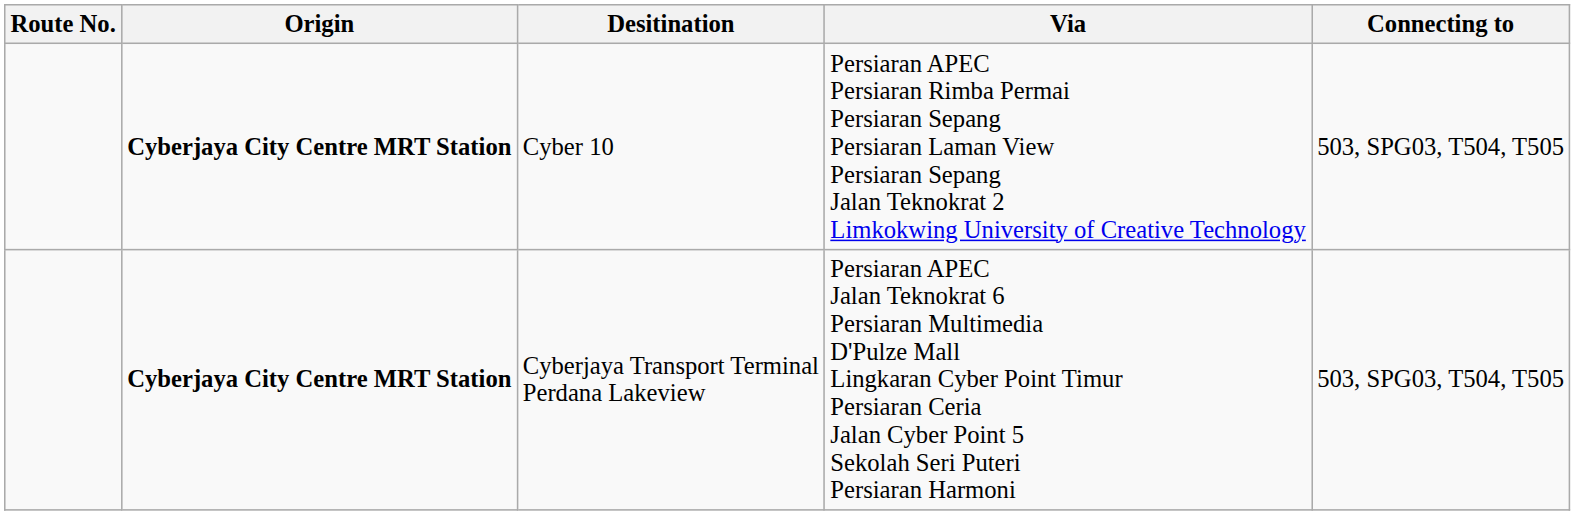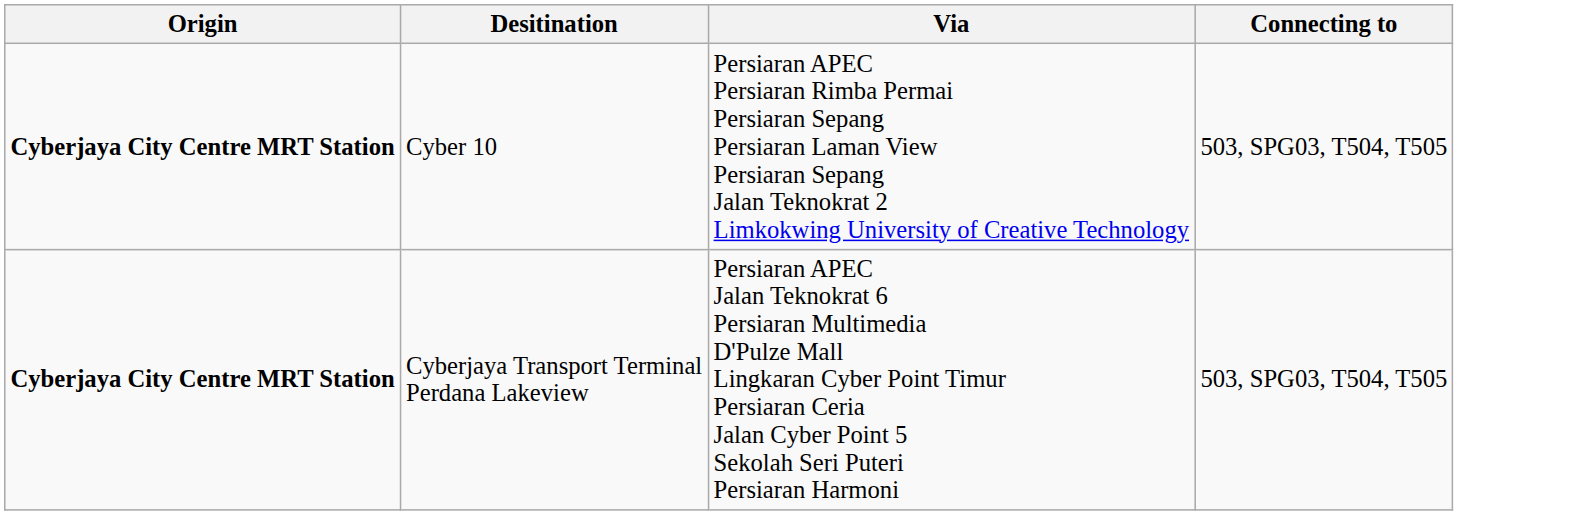- column: (63, 24)
